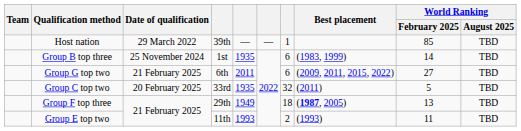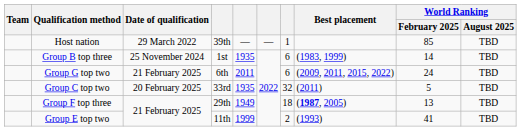(429, 73) 27 -> (429, 73) 24
(245, 118) 1993 -> (245, 118) 1999
(429, 118) 11 -> (429, 118) 41
